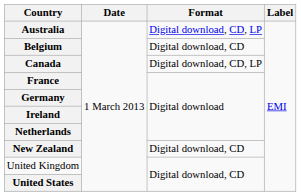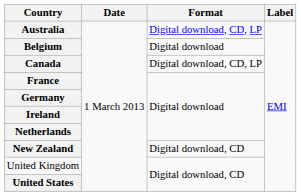(197, 47) Digital download, CD -> (187, 47) Digital download
